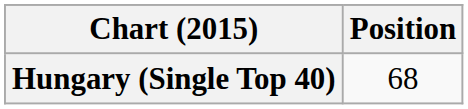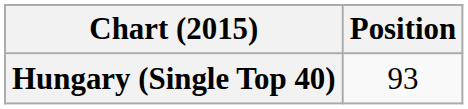(403, 77) 68 -> (403, 77) 93
